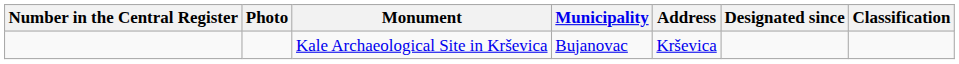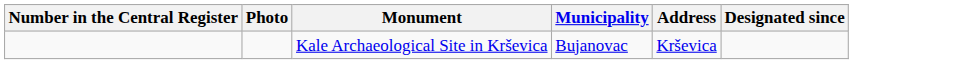- column: (901, 17)
